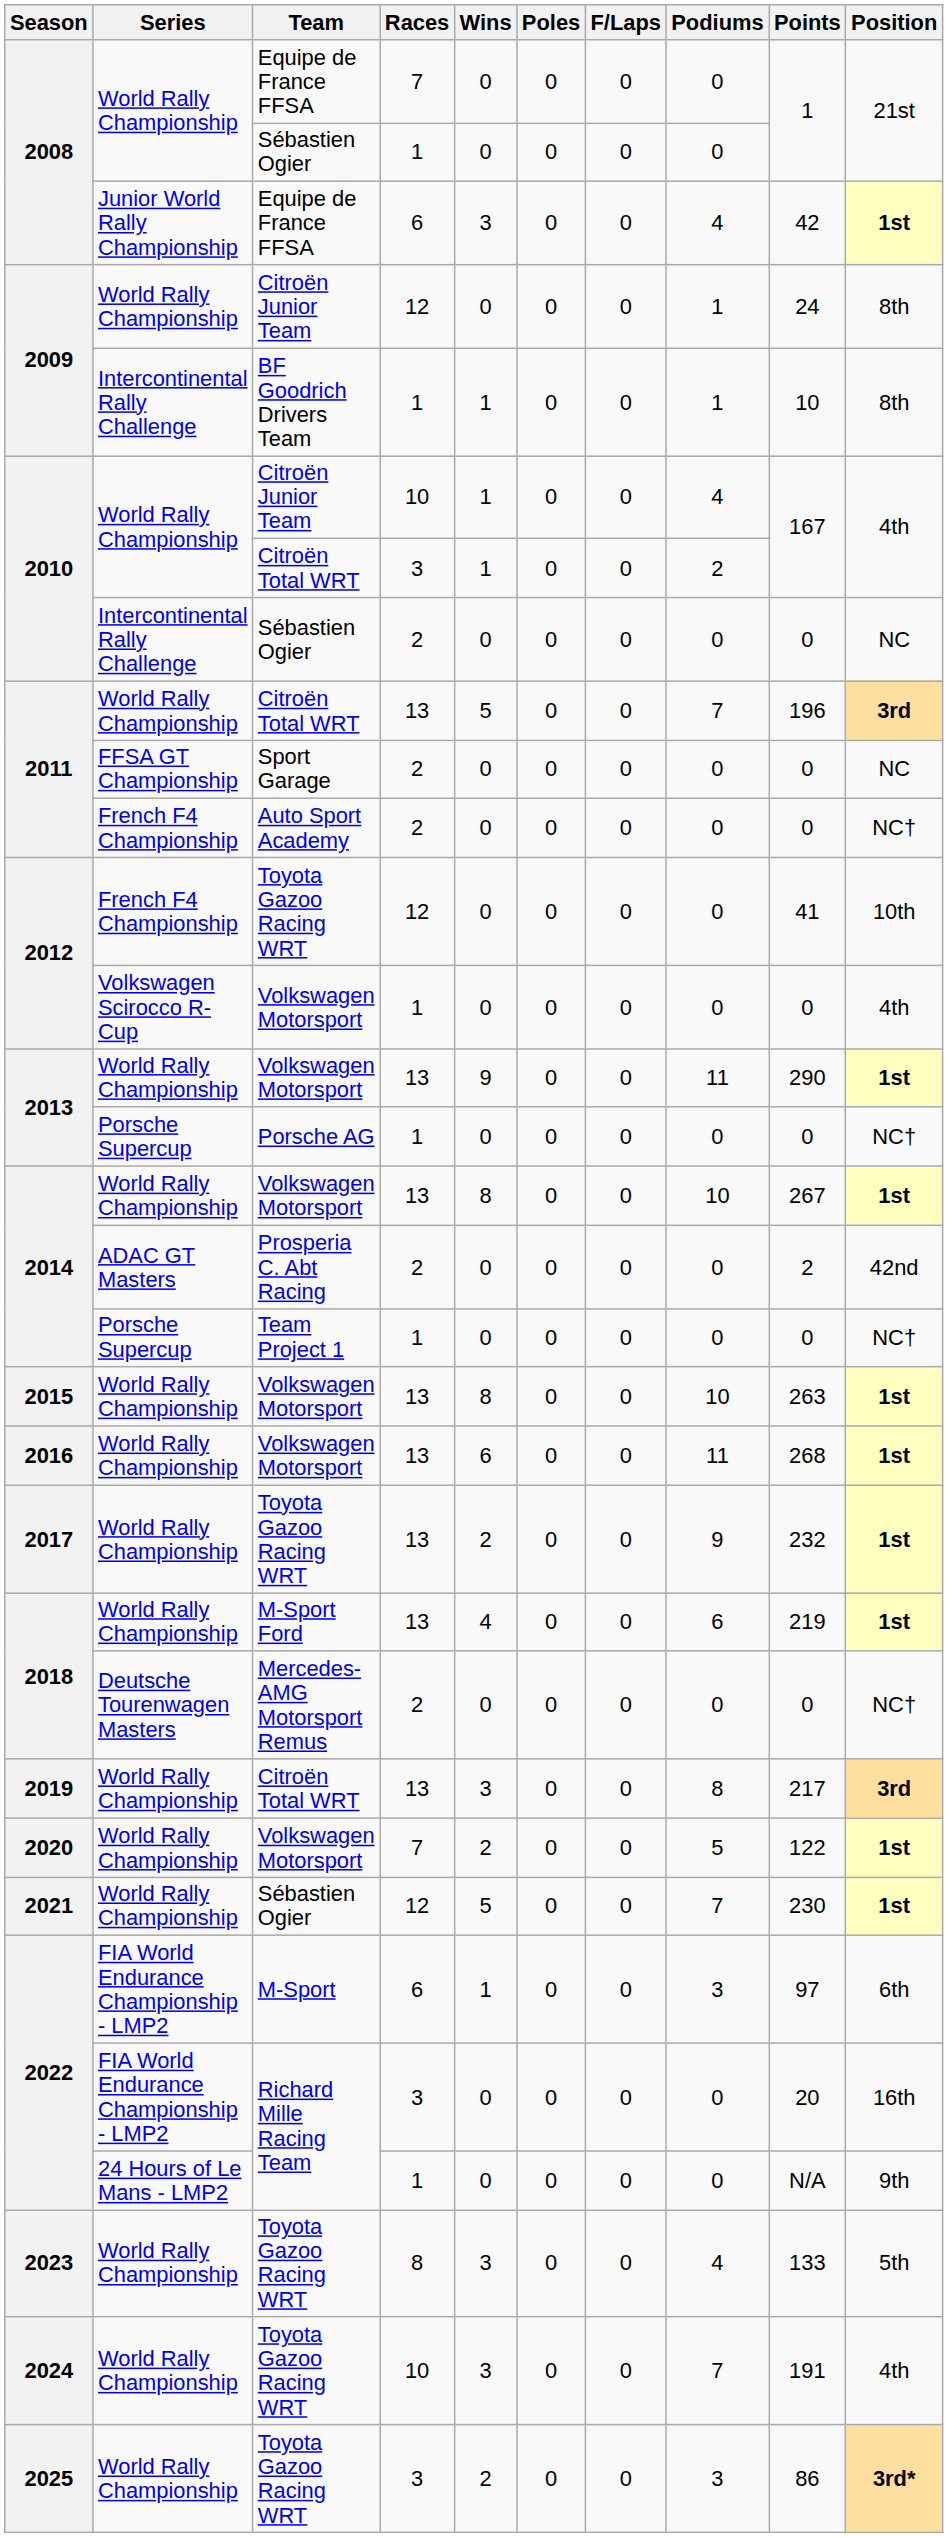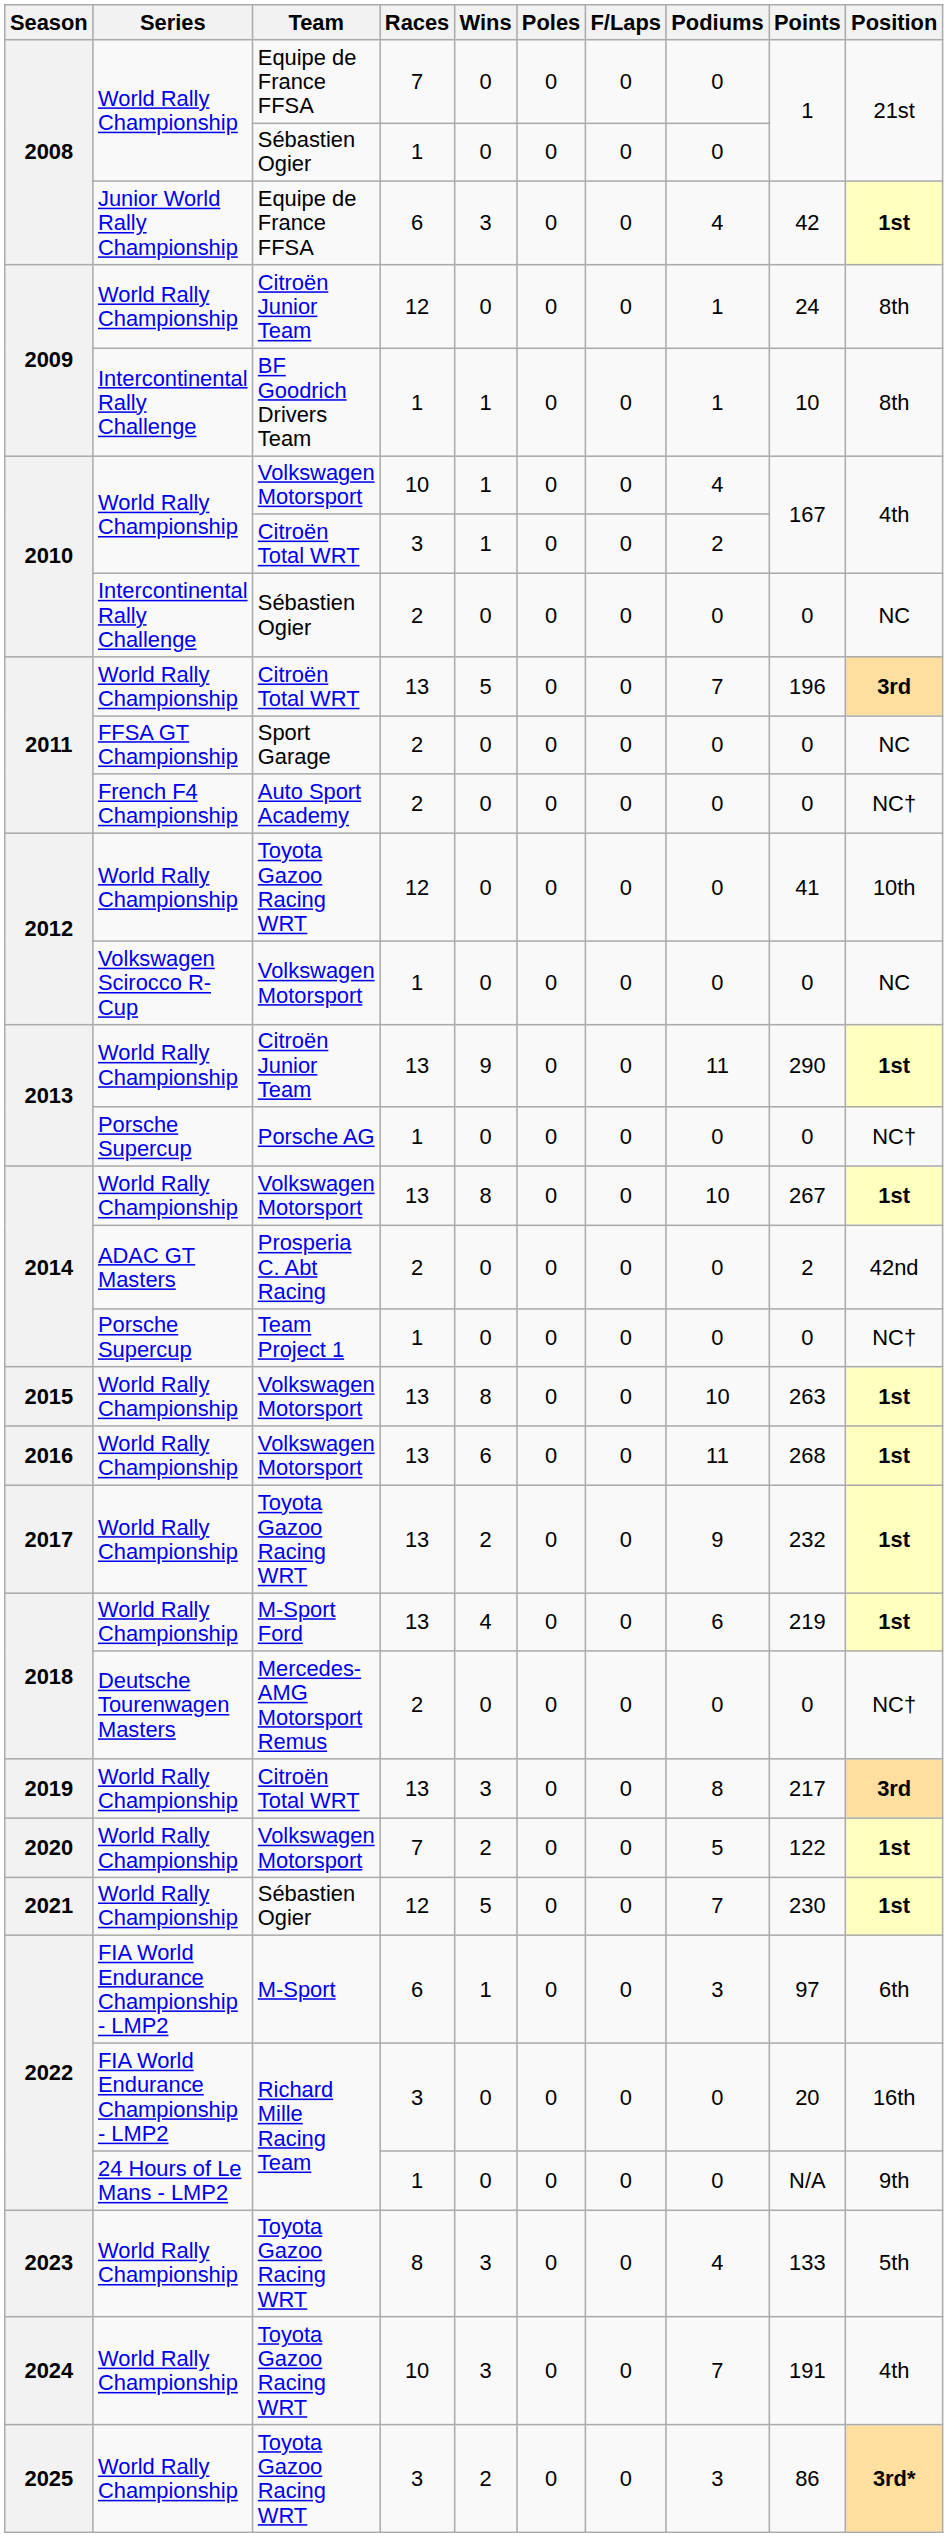(293, 497) Citroën Junior Team -> (316, 485) Volkswagen Motorsport
(168, 912) French F4 Championship -> (168, 887) World Rally Championship
(894, 1007) 4th -> (894, 983) NC
(316, 1078) Volkswagen Motorsport -> (293, 1066) Citroën Junior Team
